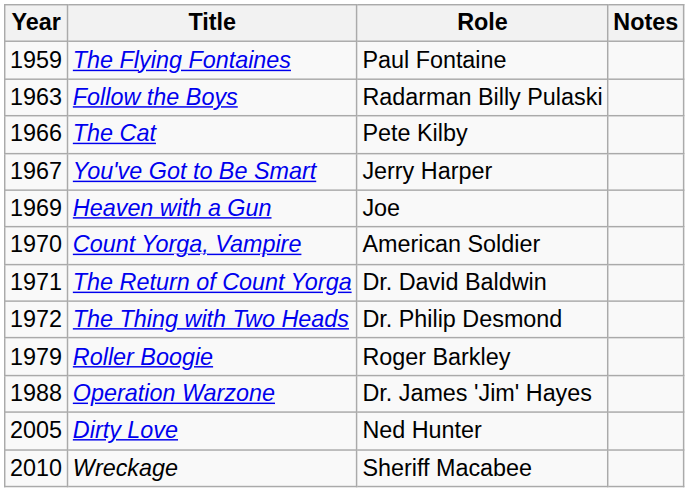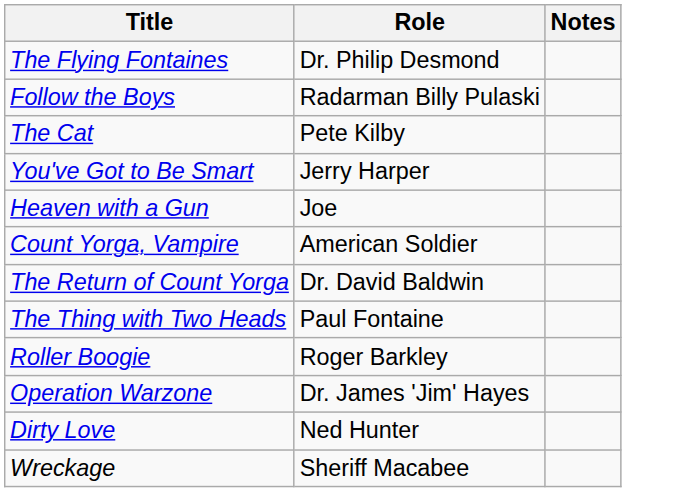- column: (36, 23)
(434, 60) Paul Fontaine -> (400, 60) Dr. Philip Desmond
(462, 319) Dr. Philip Desmond -> (372, 319) Paul Fontaine
